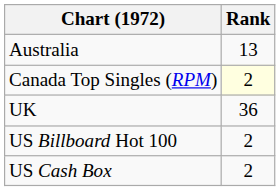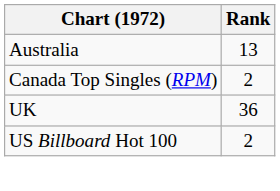(248, 79) lightyellow background -> (248, 79) no background
- row: (60, 170)
